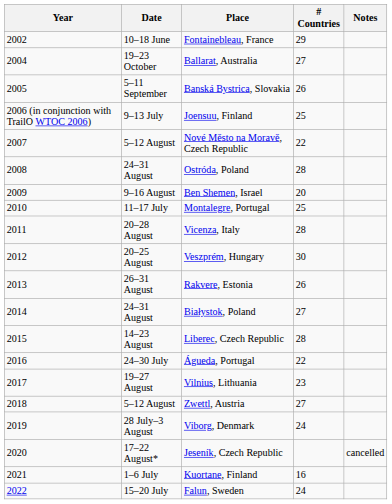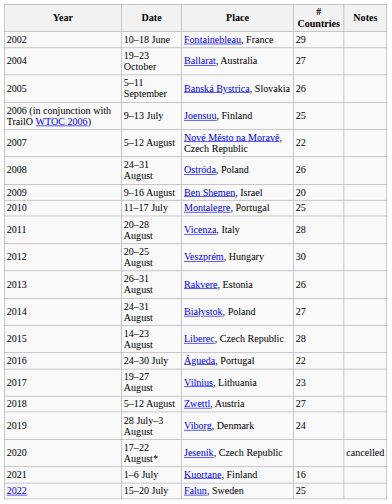(301, 170) 28 -> (301, 170) 26
(301, 490) 24 -> (301, 490) 25
